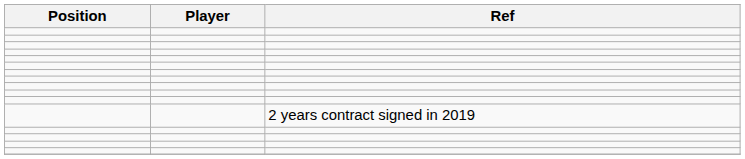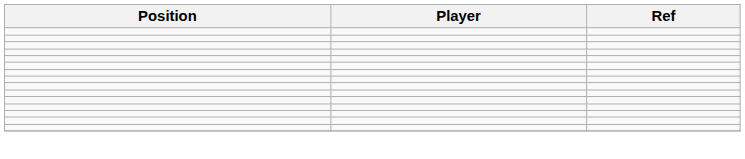- row: (77, 115)
